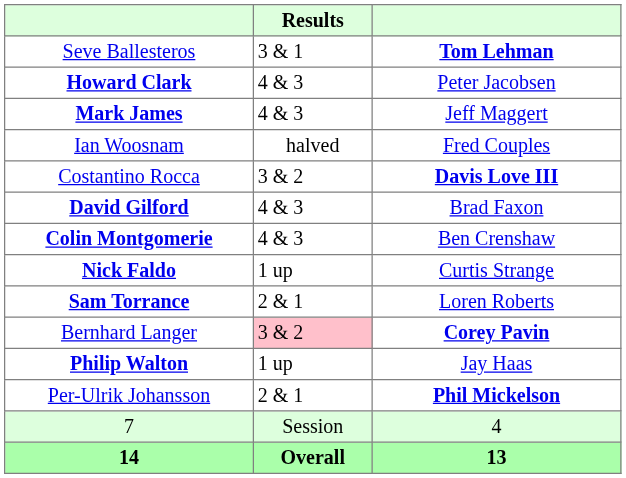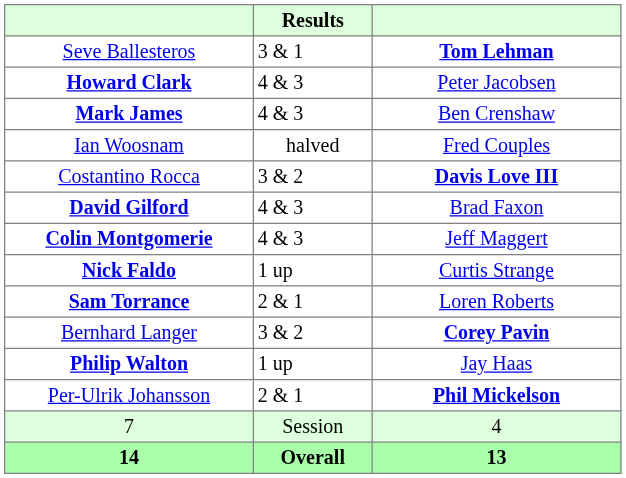(496, 113) Jeff Maggert -> (496, 113) Ben Crenshaw
(496, 238) Ben Crenshaw -> (496, 238) Jeff Maggert
(281, 332) pink background -> (281, 332) no background
